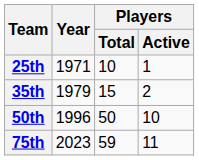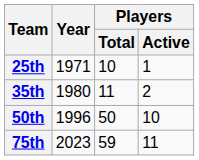(73, 92) 1979 -> (73, 92) 1980
(107, 92) 15 -> (106, 92) 11
